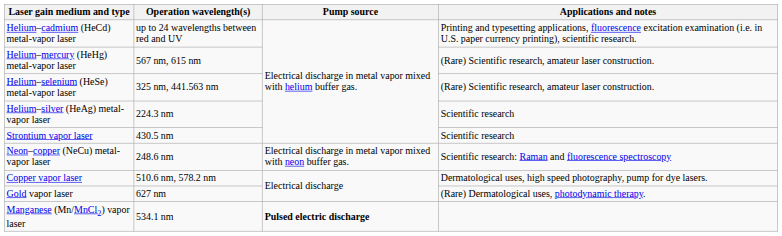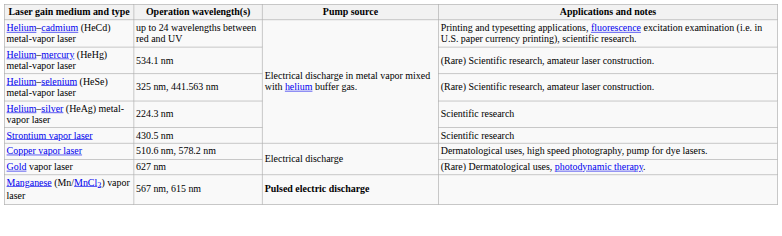(169, 60) 567 nm, 615 nm -> (155, 60) 534.1 nm
- row: (63, 156)
(155, 216) 534.1 nm -> (169, 189) 567 nm, 615 nm
